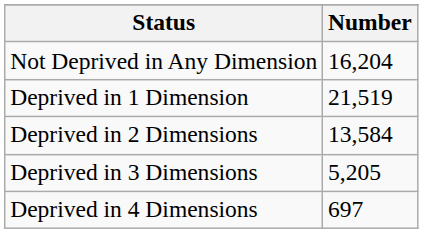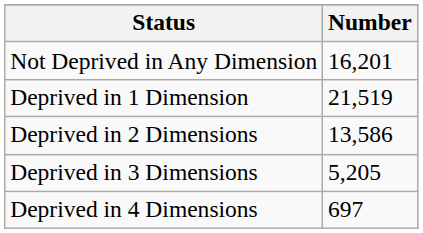(360, 60) 16,204 -> (360, 60) 16,201
(360, 135) 13,584 -> (360, 135) 13,586
